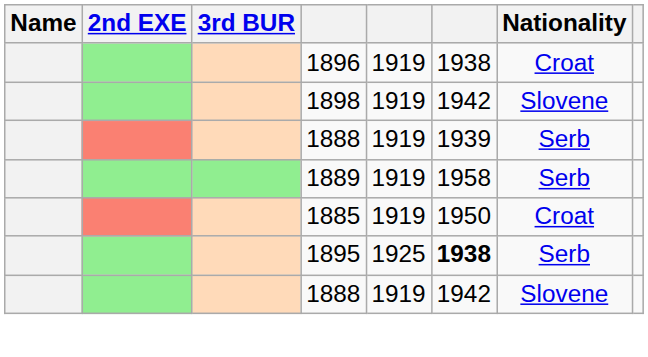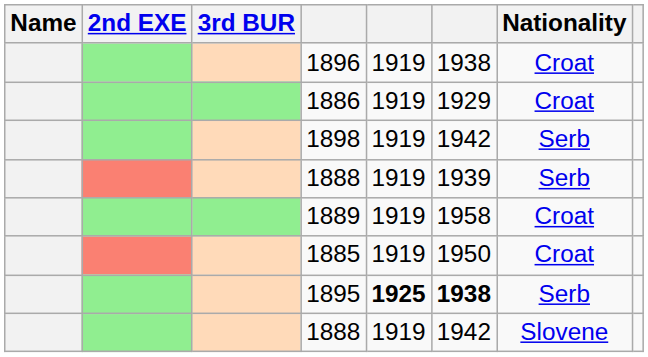+ row: (43, 101)
(564, 100) Slovene -> (564, 139) Serb
(564, 178) Serb -> (564, 216) Croat
(399, 255) normal -> (399, 293) bold
